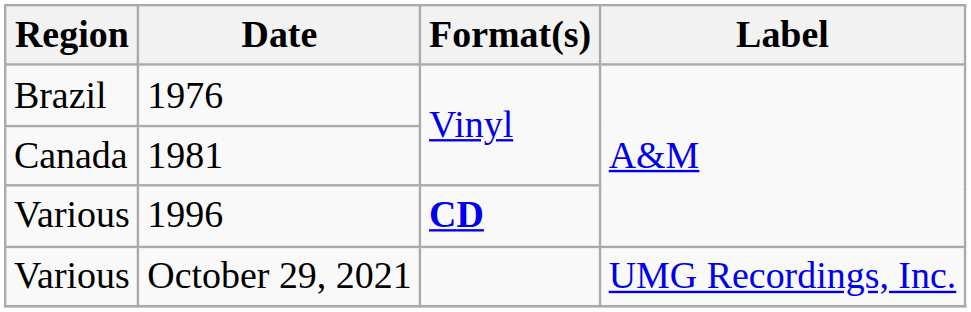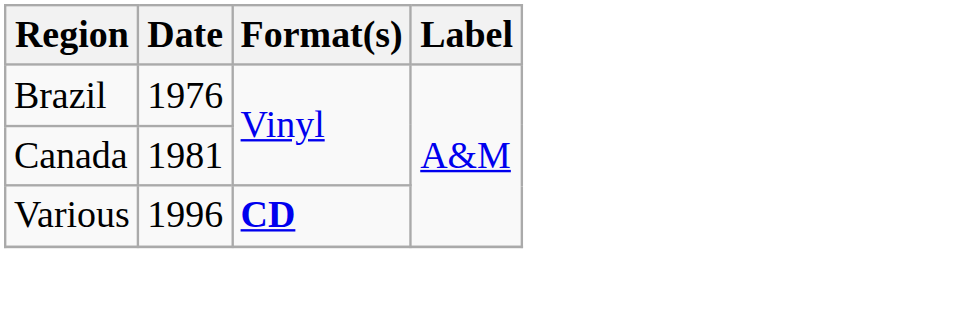- row: (279, 275)
